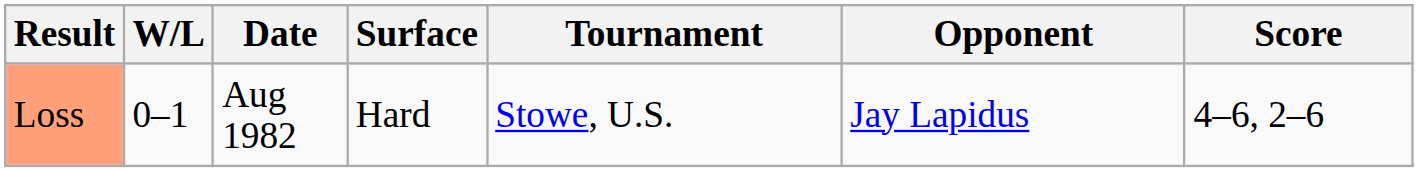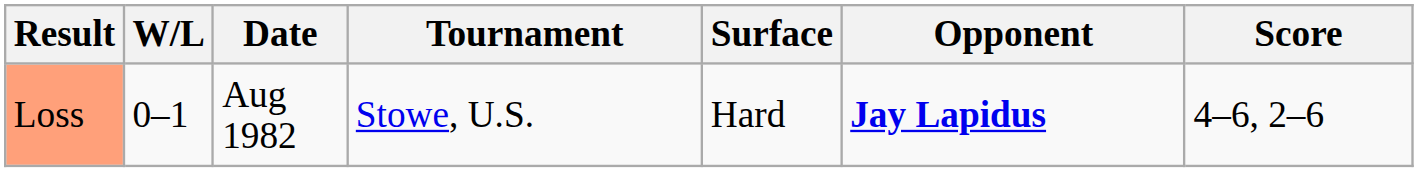columns swapped: (664, 34) <-> (417, 34)
(940, 114) normal -> (948, 114) bold
